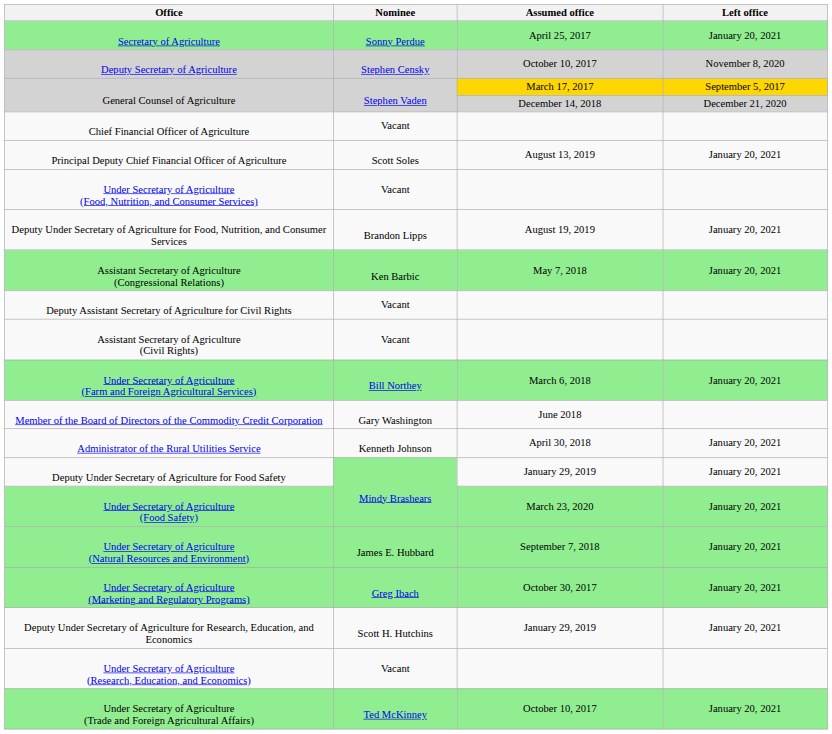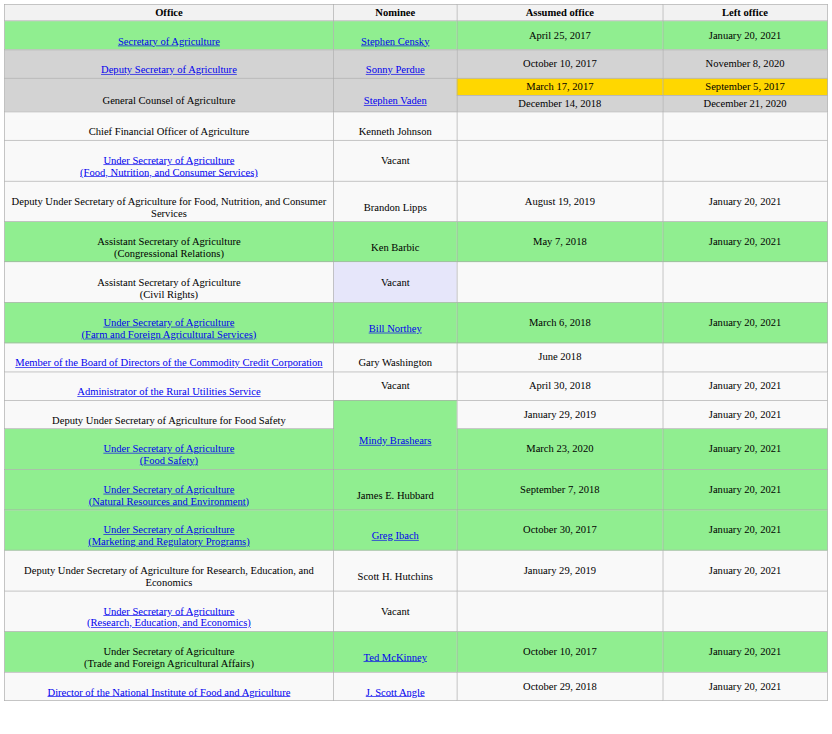(395, 41) Sonny Perdue -> (395, 41) Stephen Censky
(395, 70) Stephen Censky -> (395, 70) Sonny Perdue
(395, 126) Vacant -> (395, 132) Kenneth Johnson
- row: (169, 160)
- row: (169, 311)
(395, 339) no background -> (395, 282) lavender background
(395, 449) Kenneth Johnson -> (395, 386) Vacant
+ row: (169, 692)
